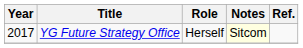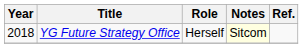(21, 33) 2017 -> (21, 33) 2018
